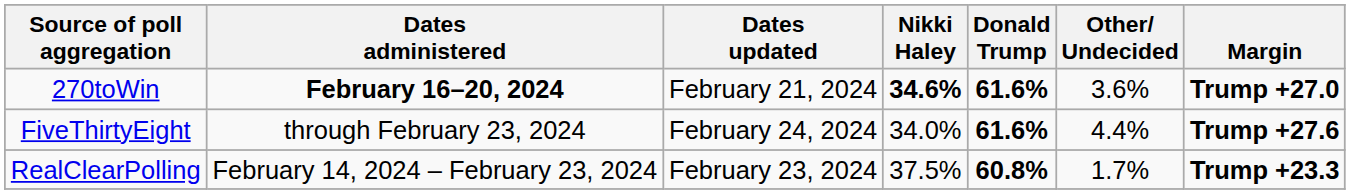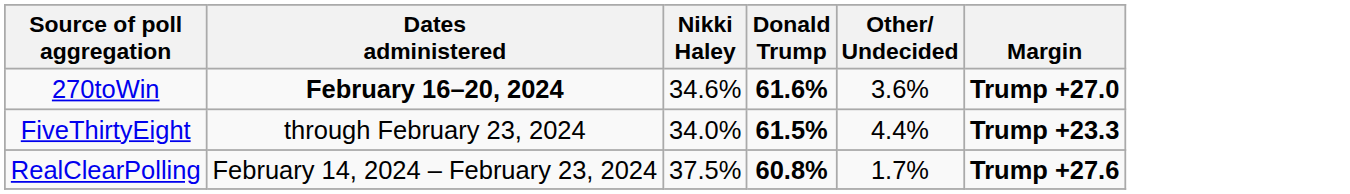- column: (773, 37)
(925, 89) bold -> (705, 89) normal
(1012, 130) 61.6% -> (792, 130) 61.5%
(1265, 130) Trump +27.6 -> (1045, 130) Trump +23.3
(1265, 170) Trump +23.3 -> (1045, 170) Trump +27.6
